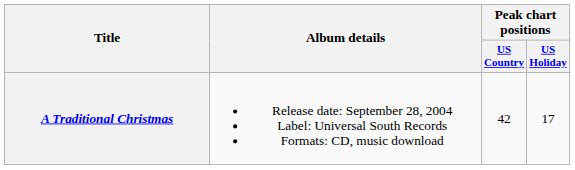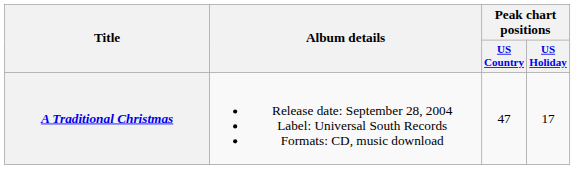(504, 118) 42 -> (504, 118) 47
